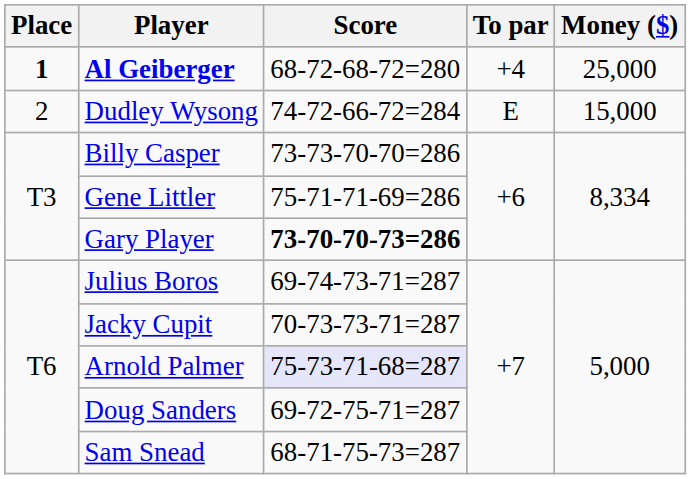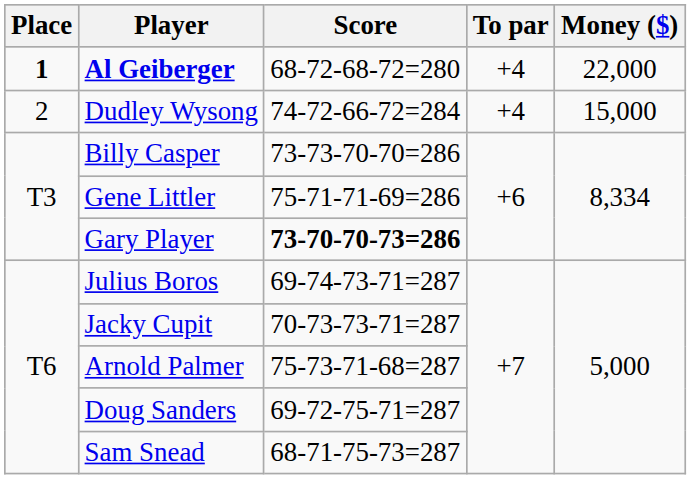(620, 68) 25,000 -> (620, 68) 22,000
(511, 111) E -> (511, 111) +4
(365, 366) lavender background -> (365, 366) no background
